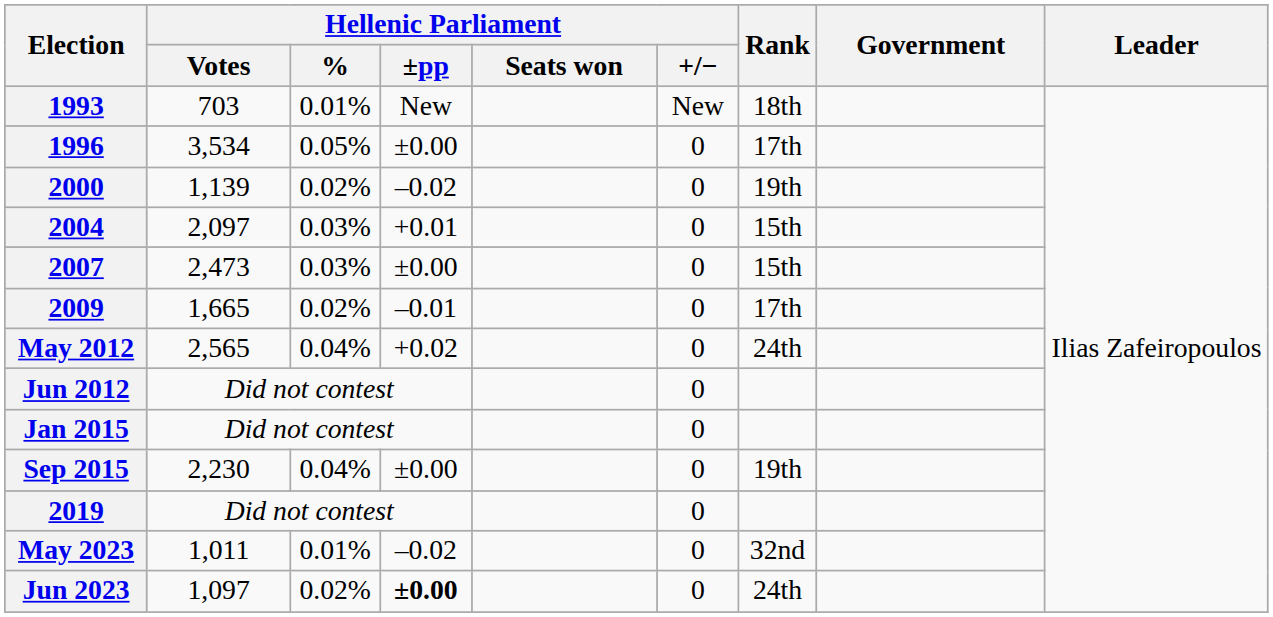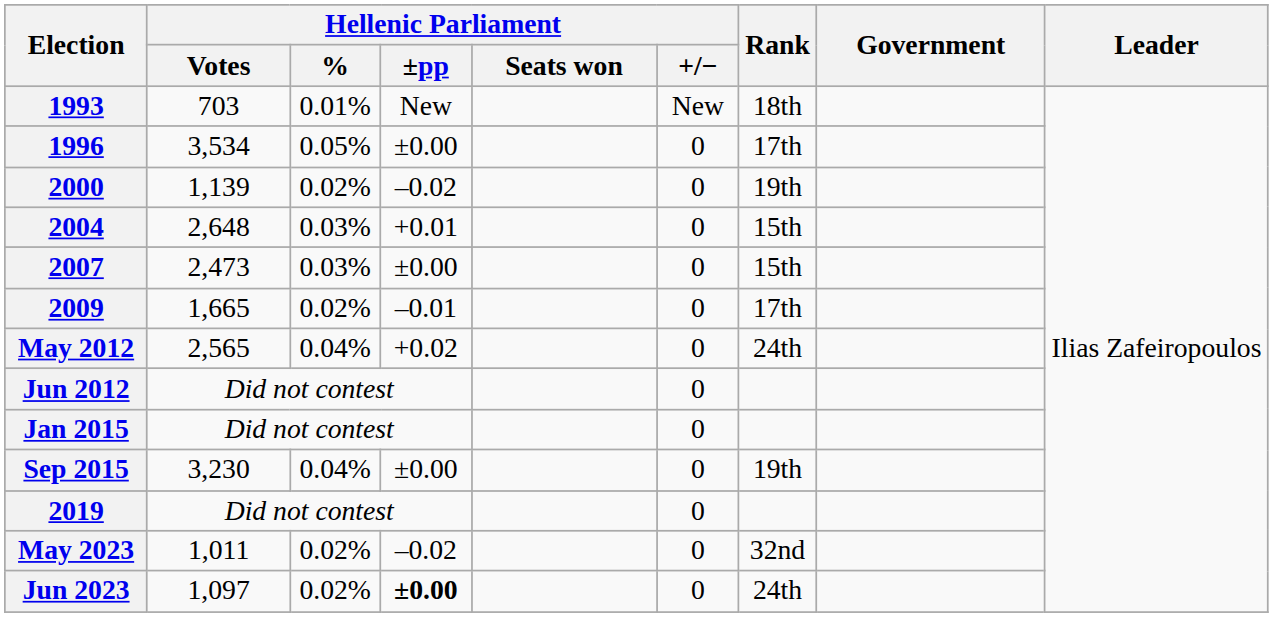(219, 226) 2,097 -> (219, 226) 2,648
(219, 469) 2,230 -> (219, 469) 3,230
(335, 550) 0.01% -> (335, 550) 0.02%
